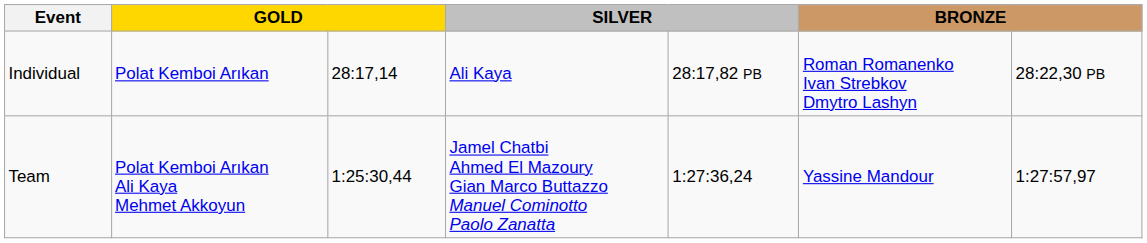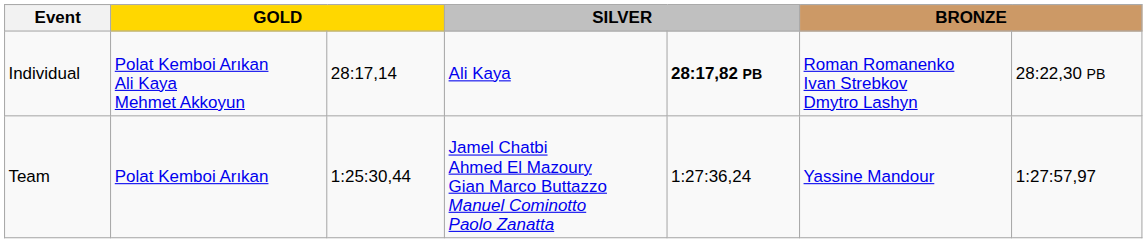(192, 73) Polat Kemboi Arıkan -> (192, 83) Polat Kemboi Arıkan Ali Kaya Mehmet Akkoyun
(717, 73) normal -> (717, 73) bold
(192, 186) Polat Kemboi Arıkan Ali Kaya Mehmet Akkoyun -> (192, 176) Polat Kemboi Arıkan
